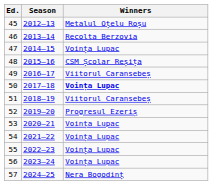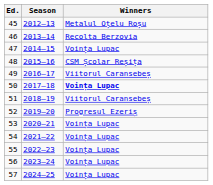(95, 174) Nera Bogodinț -> (92, 174) Voința Lupac
